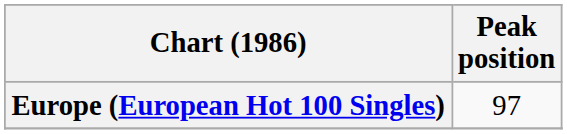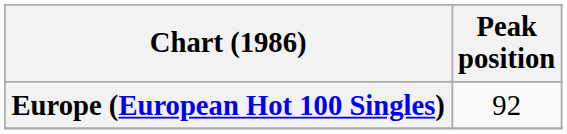(507, 104) 97 -> (507, 104) 92
